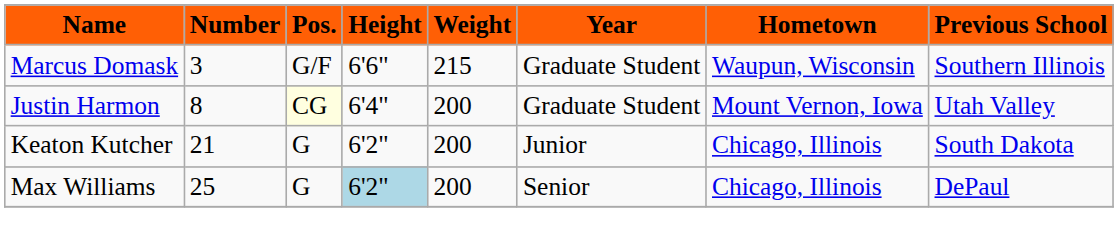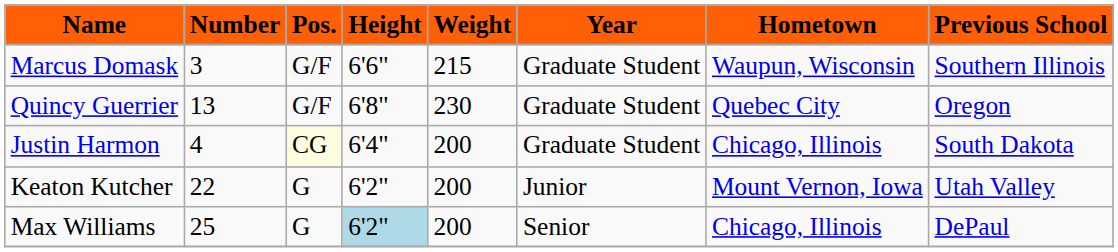+ row: (94, 105)
(196, 105) 8 -> (196, 145) 4
(817, 105) Mount Vernon, Iowa -> (797, 145) Chicago, Illinois
(995, 105) Utah Valley -> (1004, 145) South Dakota
(203, 145) 21 -> (203, 186) 22
(797, 145) Chicago, Illinois -> (817, 186) Mount Vernon, Iowa
(1004, 145) South Dakota -> (995, 186) Utah Valley
